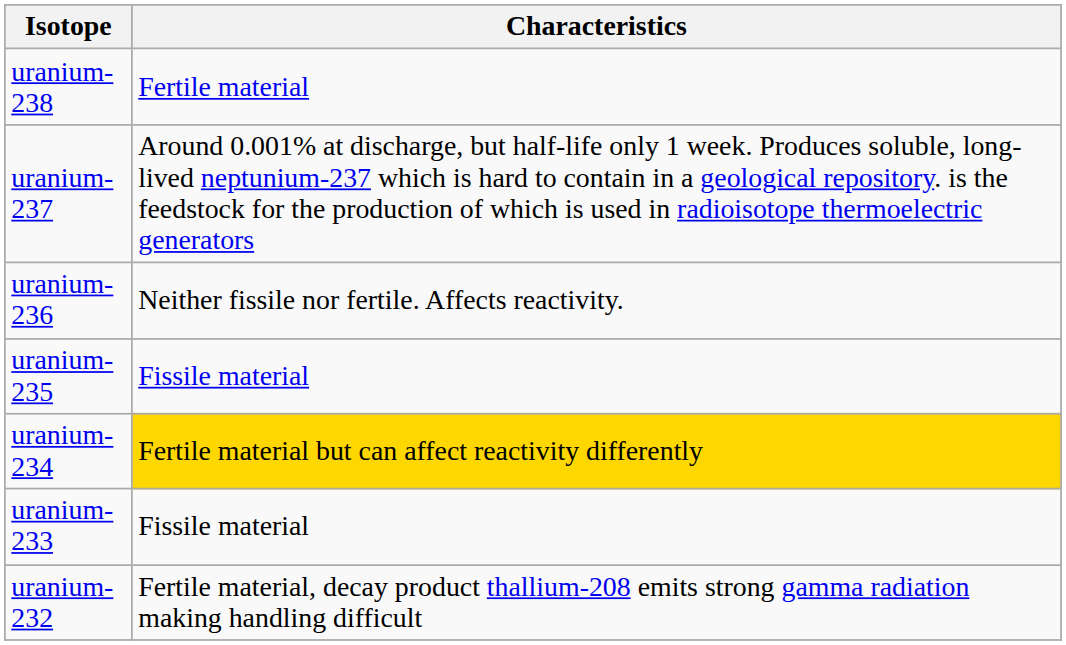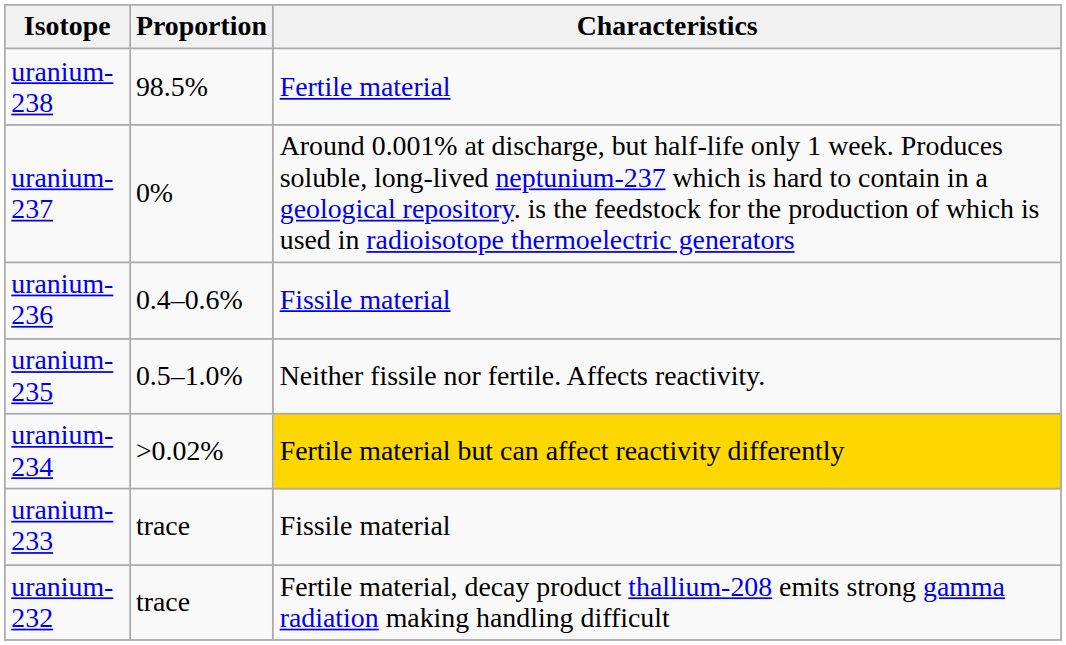+ column: (201, 26)
(381, 299) Neither fissile nor fertile. Affects reactivity. -> (365, 299) Fissile material
(224, 375) Fissile material -> (522, 375) Neither fissile nor fertile. Affects reactivity.
